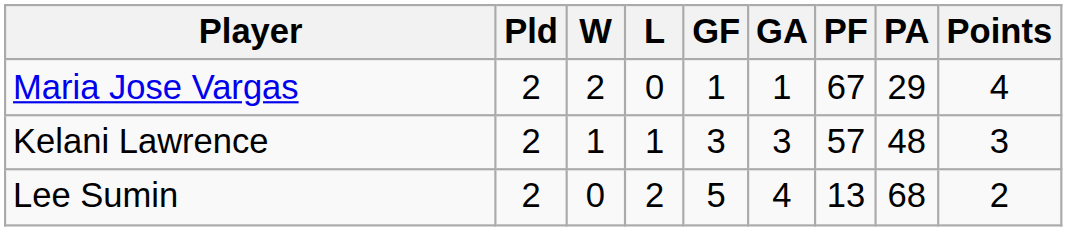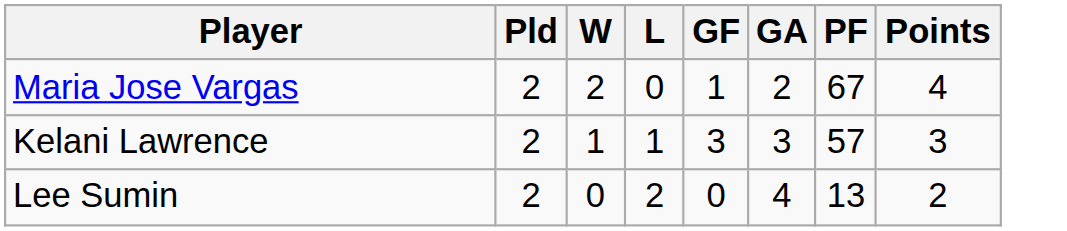- column: (907, 31)
(782, 86) 1 -> (782, 86) 2
(716, 196) 5 -> (716, 196) 0
